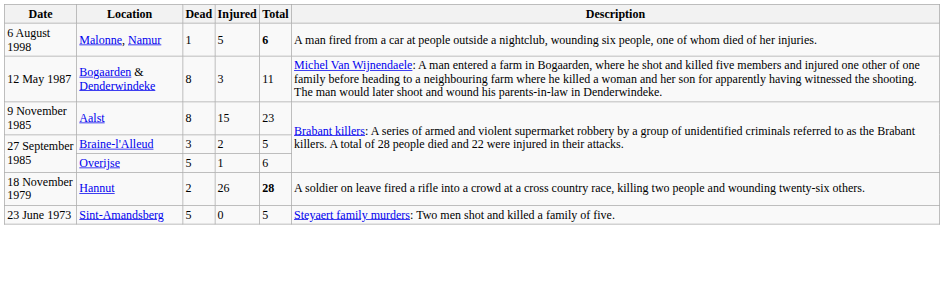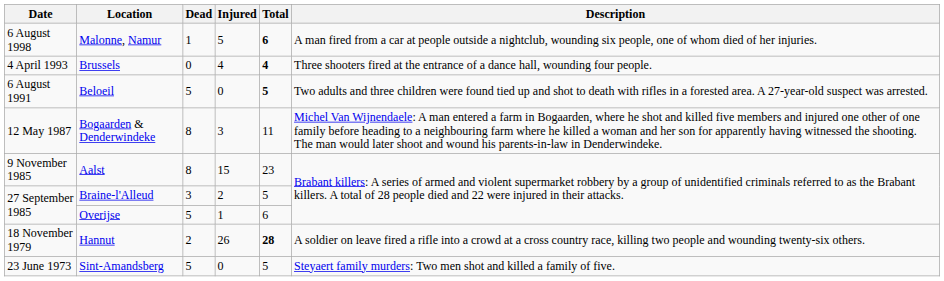+ row: (100, 65)
+ row: (97, 91)
